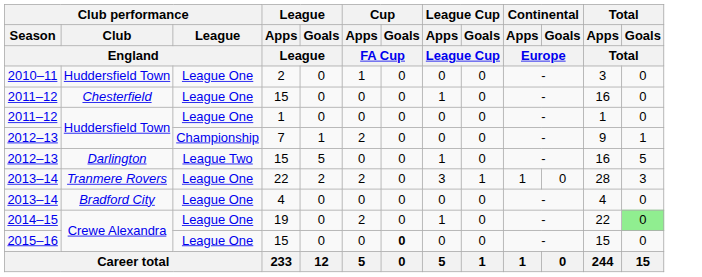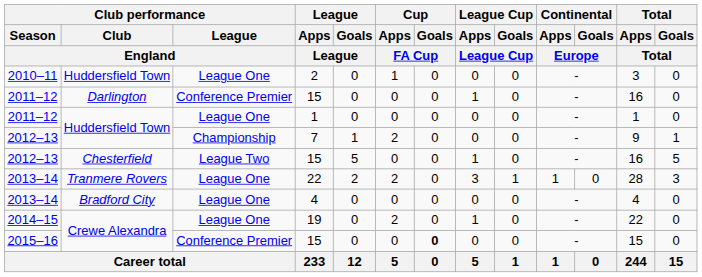(117, 96) Chesterfield -> (117, 96) Darlington
(218, 96) League One -> (234, 96) Conference Premier
(117, 158) Darlington -> (117, 158) Chesterfield
(643, 220) lightgreen background -> (676, 220) no background
(218, 240) League One -> (234, 240) Conference Premier
